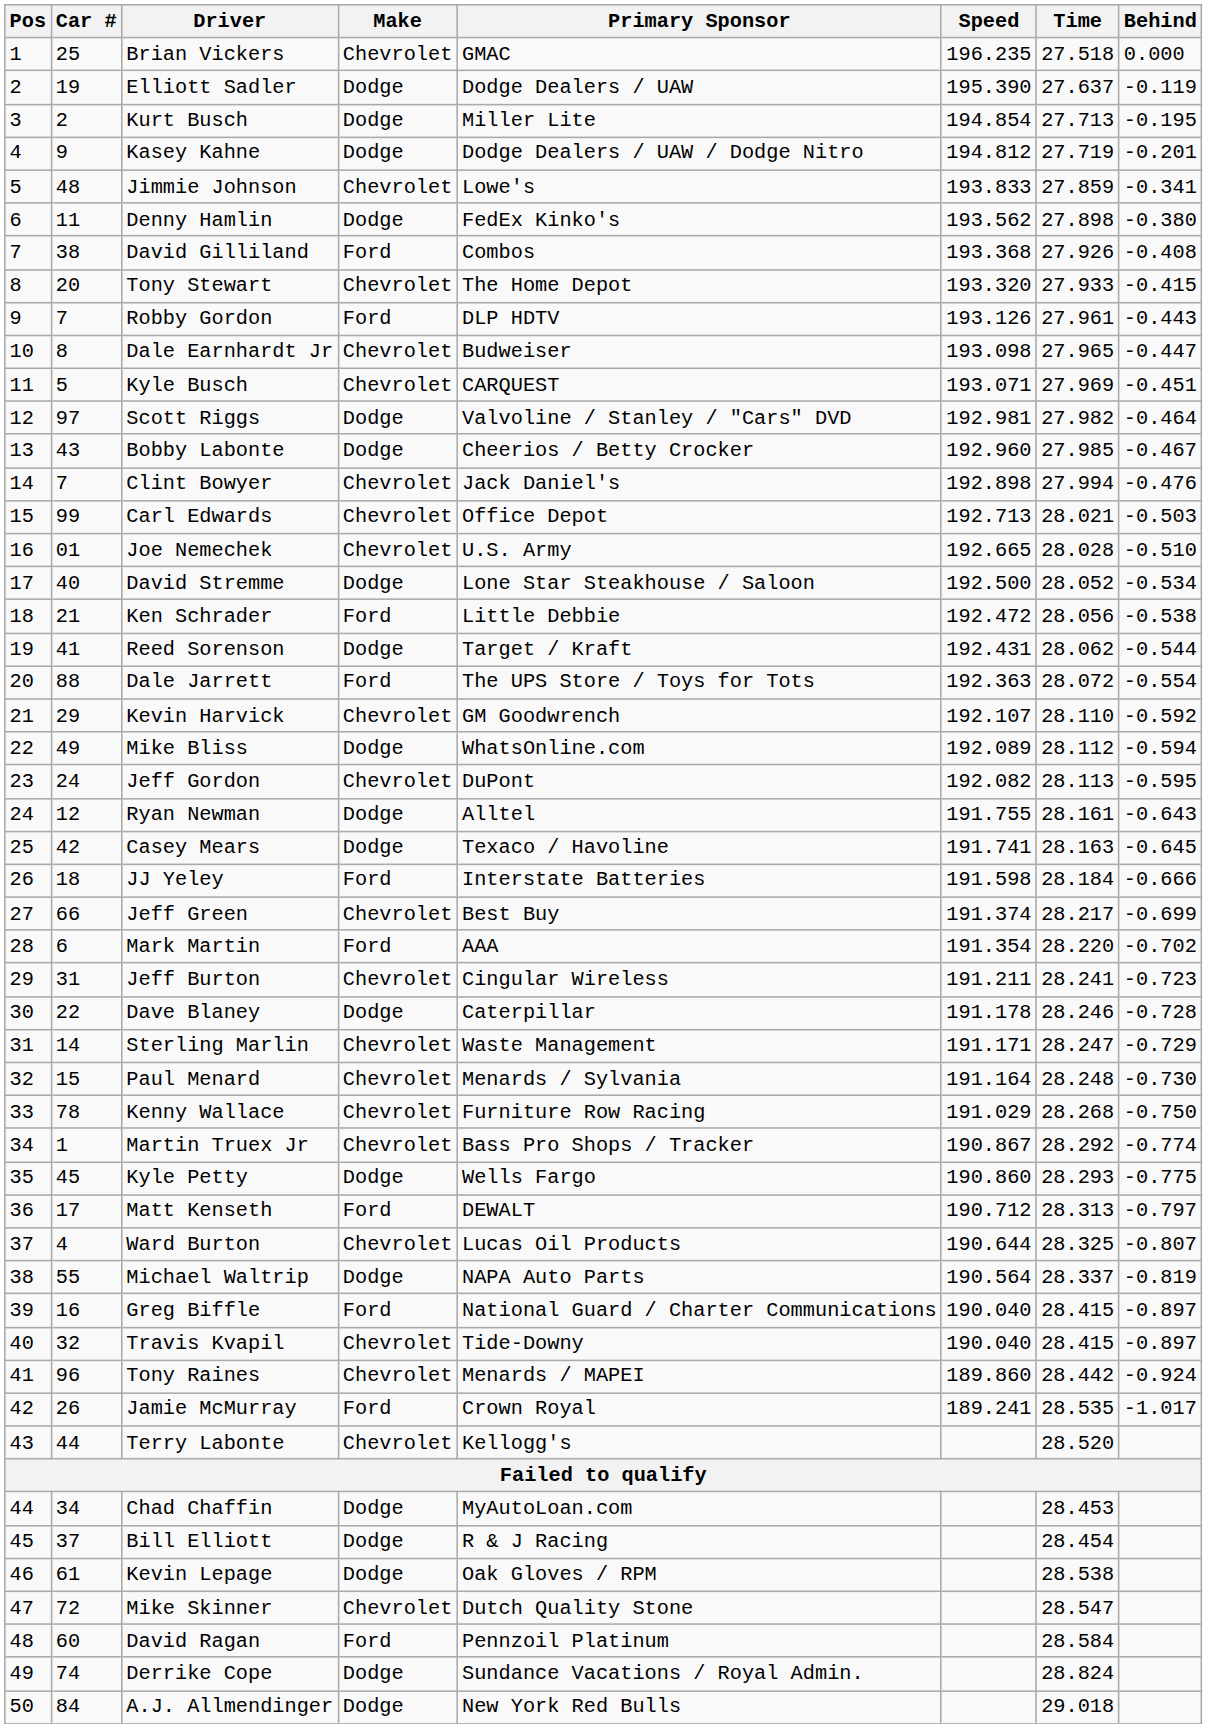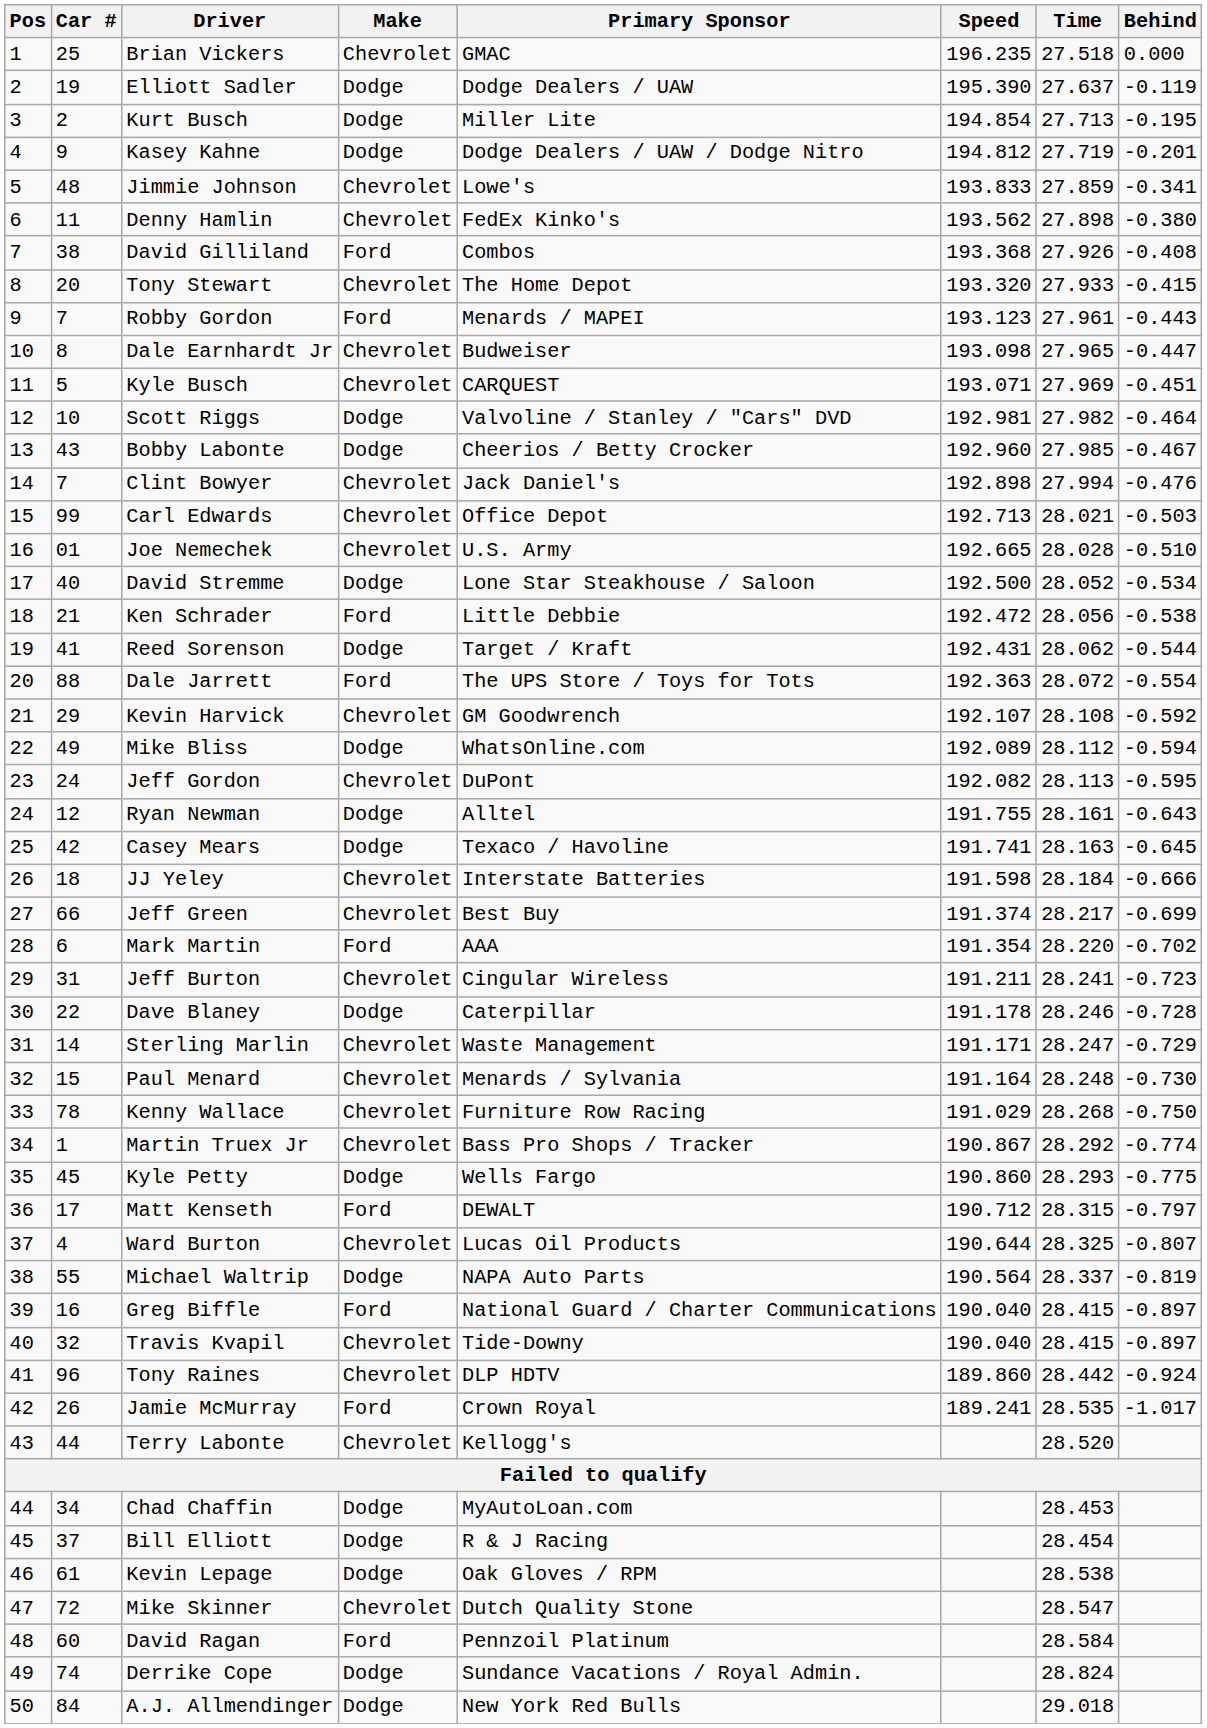(373, 220) Dodge -> (398, 220) Chevrolet
(511, 319) DLP HDTV -> (553, 319) Menards / MAPEI
(989, 319) 193.126 -> (989, 319) 193.123
(68, 418) 97 -> (68, 418) 10
(1078, 715) 28.110 -> (1078, 715) 28.108
(367, 881) Ford -> (398, 881) Chevrolet
(1078, 1211) 28.313 -> (1078, 1211) 28.315
(553, 1376) Menards / MAPEI -> (511, 1376) DLP HDTV
